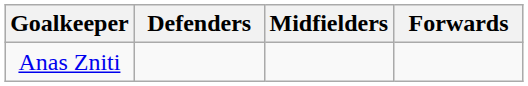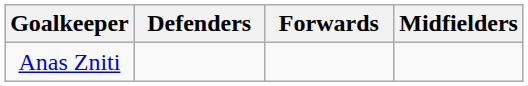columns swapped: (329, 23) <-> (459, 23)
